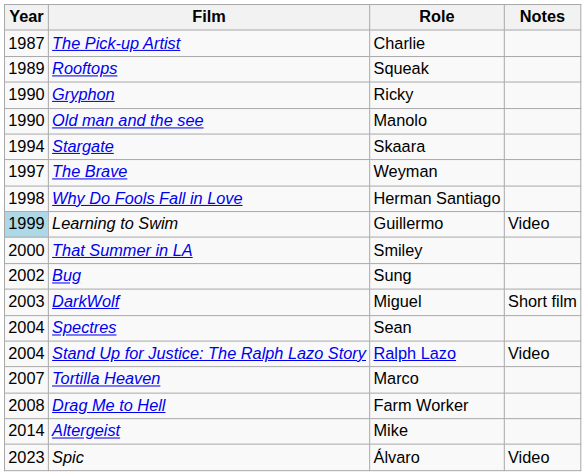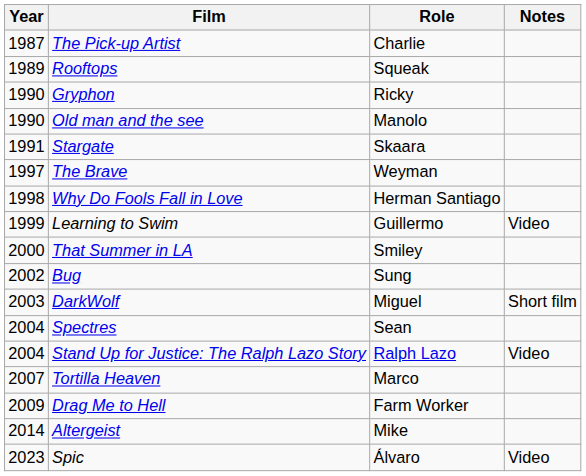(26, 146) 1994 -> (26, 146) 1991
(26, 224) lightblue background -> (26, 224) no background
(26, 405) 2008 -> (26, 405) 2009
